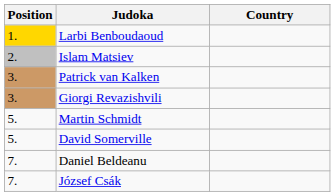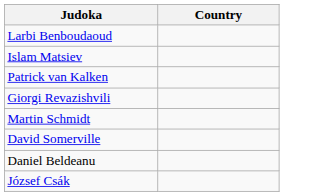- column: (30, 14)
